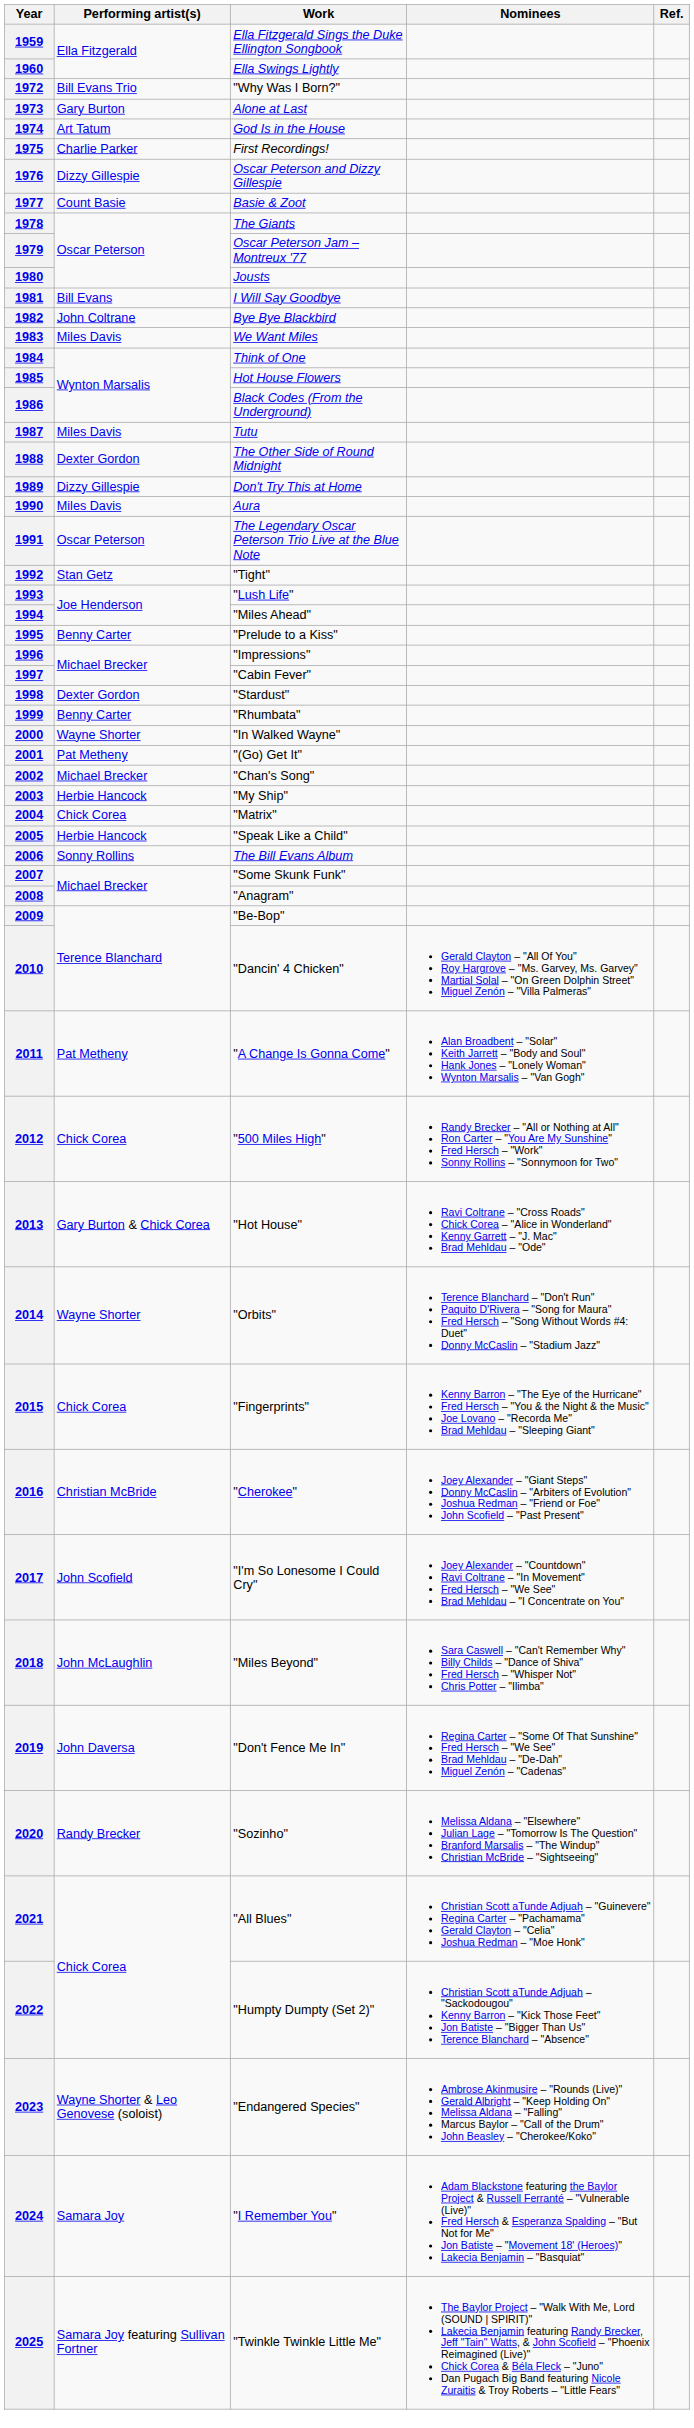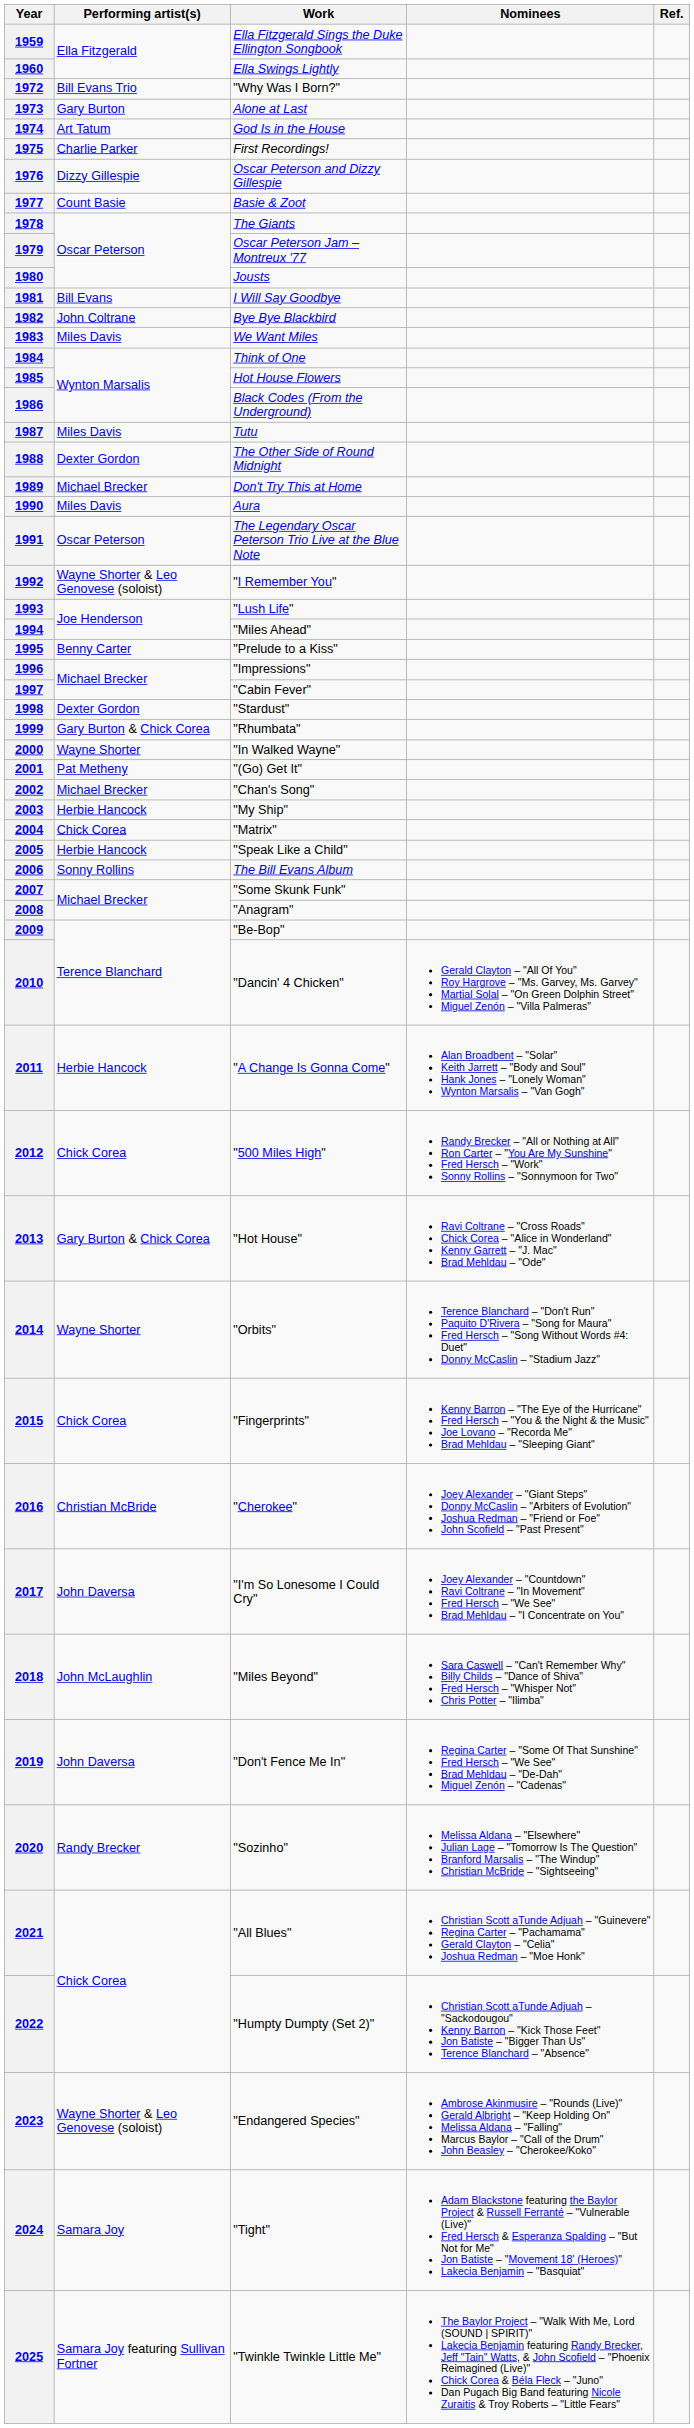(98, 486) Dizzy Gillespie -> (102, 486) Michael Brecker
(85, 575) Stan Getz -> (117, 582) Wayne Shorter & Leo Genovese (soloist)
(252, 575) "Tight" -> (285, 582) "I Remember You"
(94, 715) Benny Carter -> (133, 729) Gary Burton & Chick Corea
(92, 1053) Pat Metheny -> (102, 1068) Herbie Hancock
(95, 1577) John Scofield -> (96, 1591) John Daversa
(285, 2216) "I Remember You" -> (252, 2230) "Tight"
